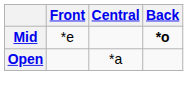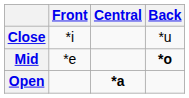+ row: (27, 37)
(116, 59) normal -> (118, 81) bold
